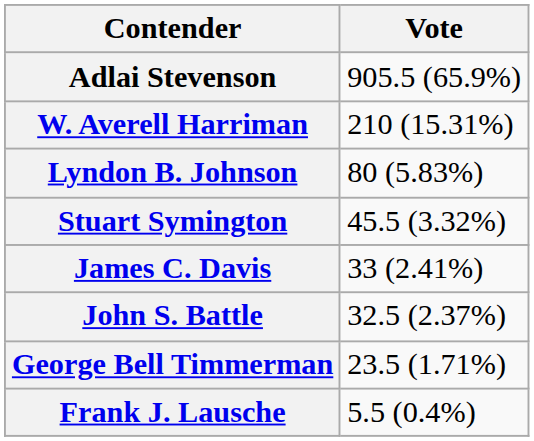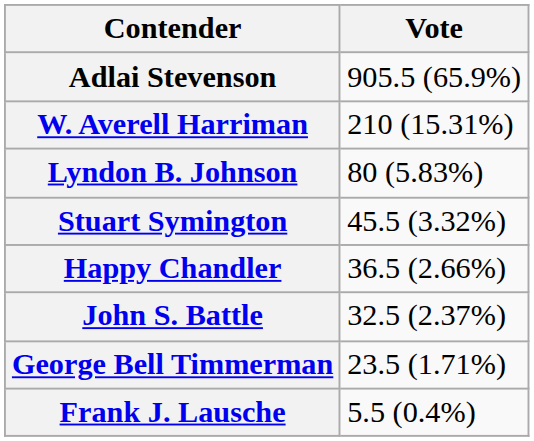+ row: (173, 268)
- row: (173, 268)
